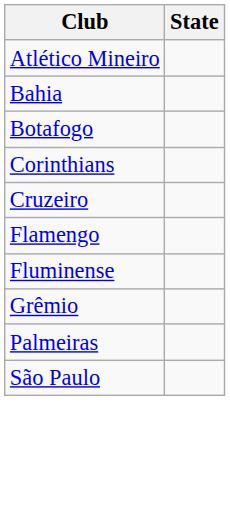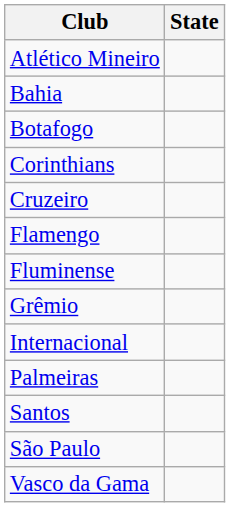+ row: (69, 341)
+ row: (40, 413)
+ row: (80, 484)
